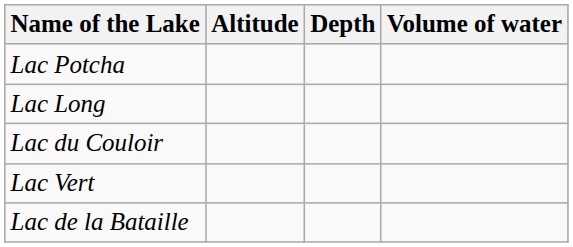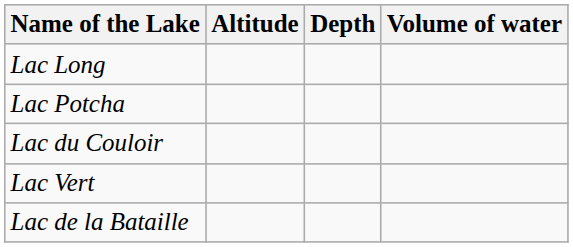rows swapped: (58, 103) <-> (68, 63)
